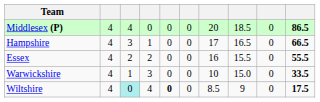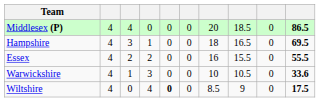(213, 43) 17 -> (213, 43) 18
(300, 43) 66.5 -> (300, 43) 69.5
(242, 74) 15.0 -> (242, 74) 10.5
(300, 74) 33.5 -> (300, 74) 33.6
(130, 89) paleturquoise background -> (130, 89) no background
